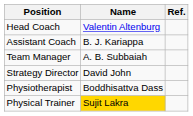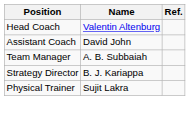(113, 42) B. J. Kariappa -> (107, 42) David John
(107, 73) David John -> (113, 73) B. J. Kariappa
- row: (39, 88)
(106, 103) gold background -> (106, 88) no background
